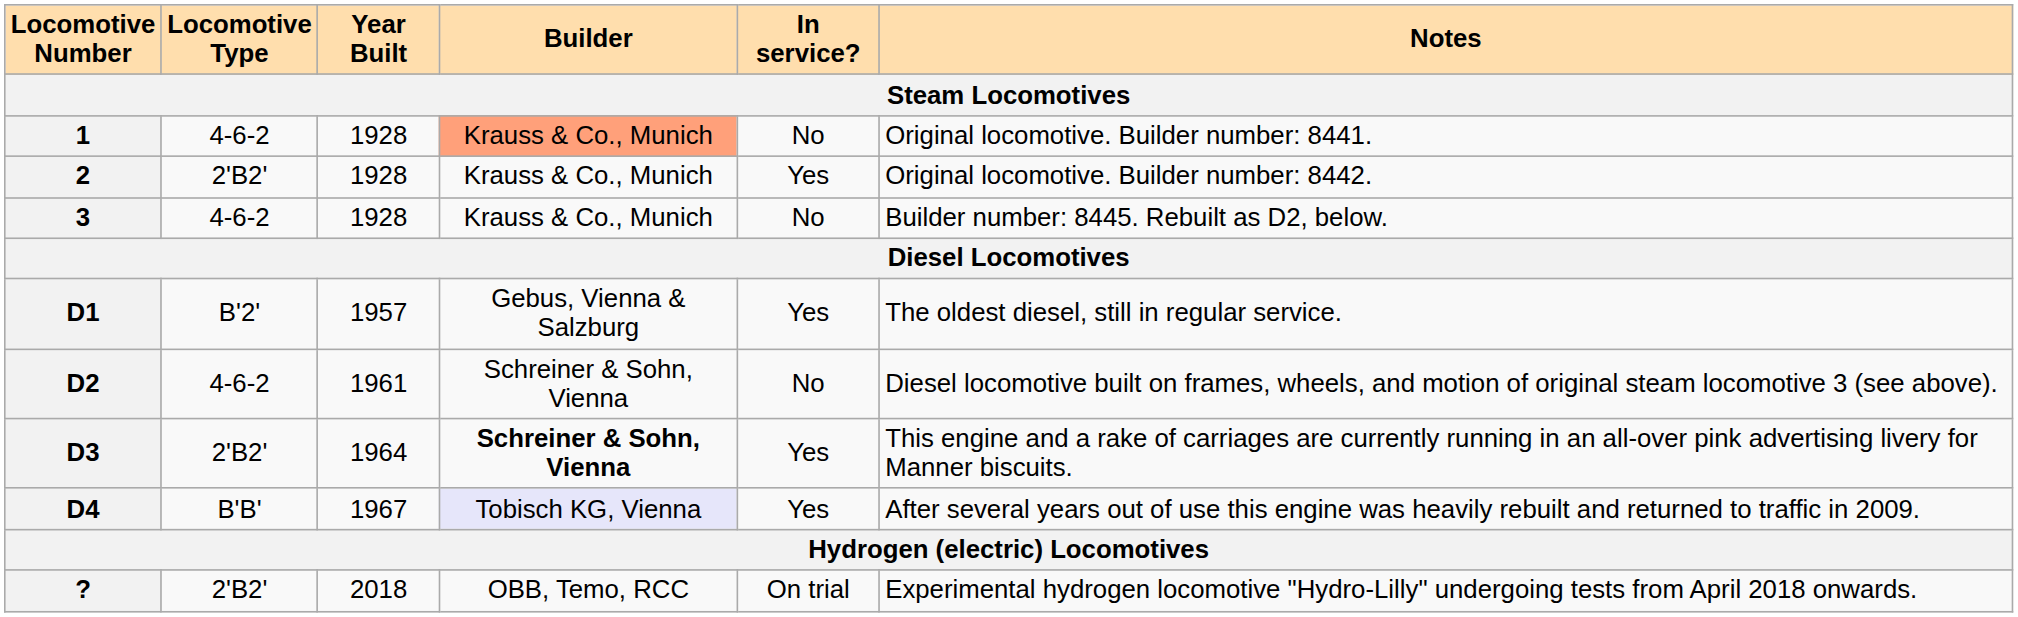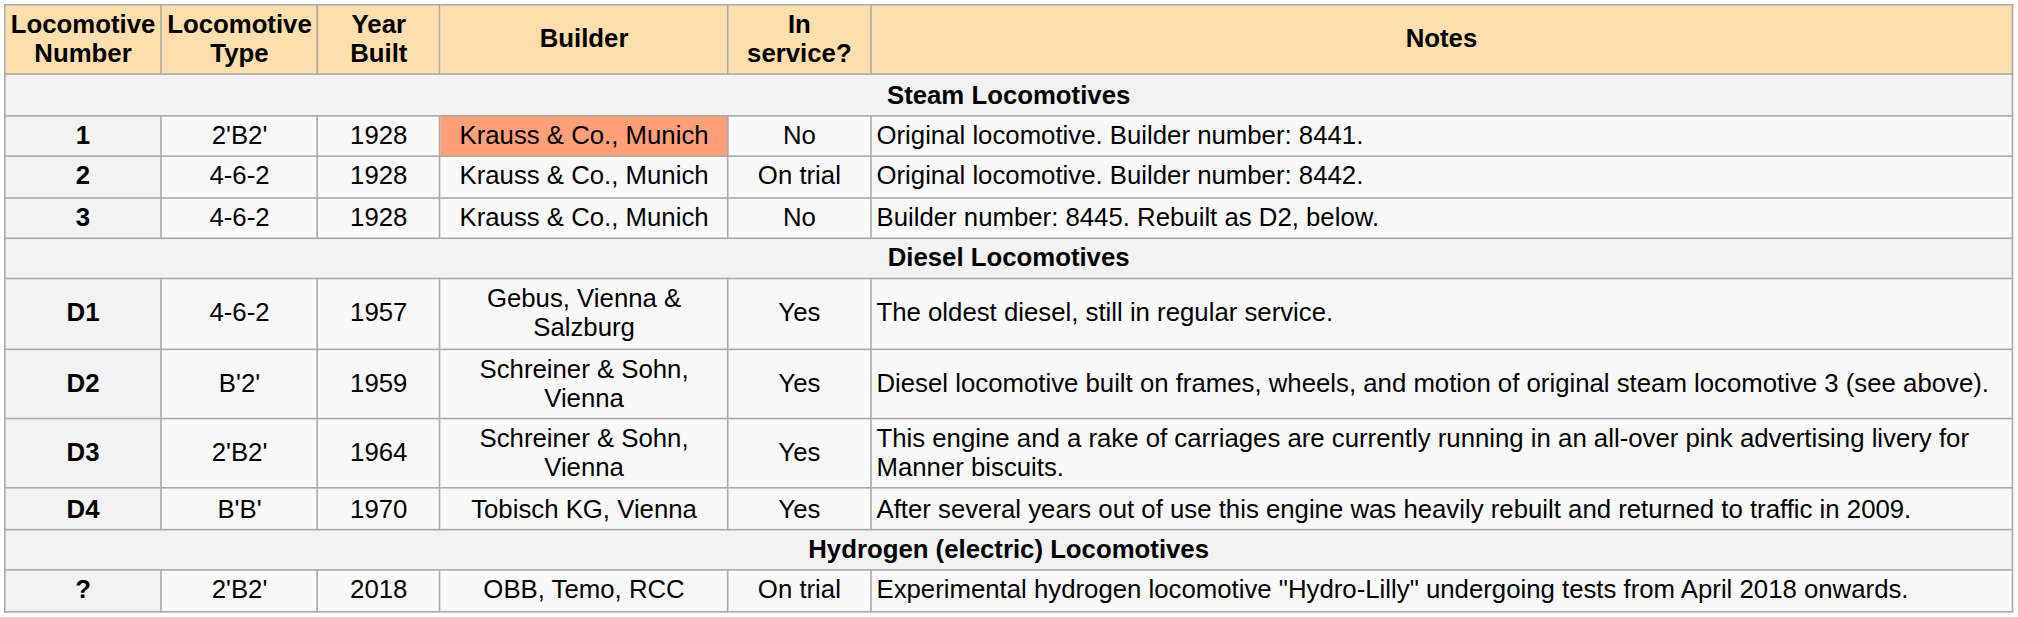(239, 135) 4-6-2 -> (239, 135) 2'B2'
(239, 176) 2'B2' -> (239, 176) 4-6-2
(808, 176) Yes -> (799, 176) On trial
(239, 313) B'2' -> (239, 313) 4-6-2
(239, 383) 4-6-2 -> (239, 383) B'2'
(379, 383) 1961 -> (379, 383) 1959
(808, 383) No -> (799, 383) Yes
(588, 453) bold -> (584, 453) normal
(379, 508) 1967 -> (379, 508) 1970
(588, 508) lavender background -> (584, 508) no background
